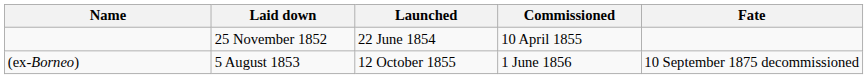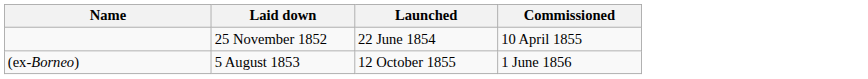- column: (752, 16)
